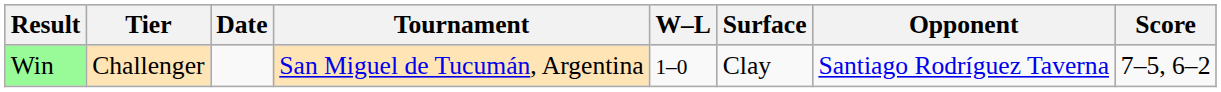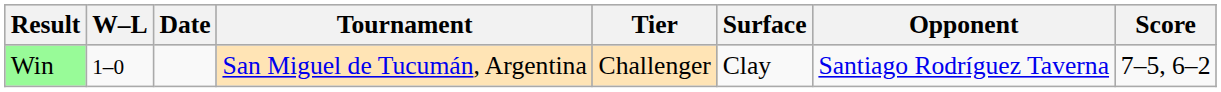columns swapped: (683, 24) <-> (148, 24)
